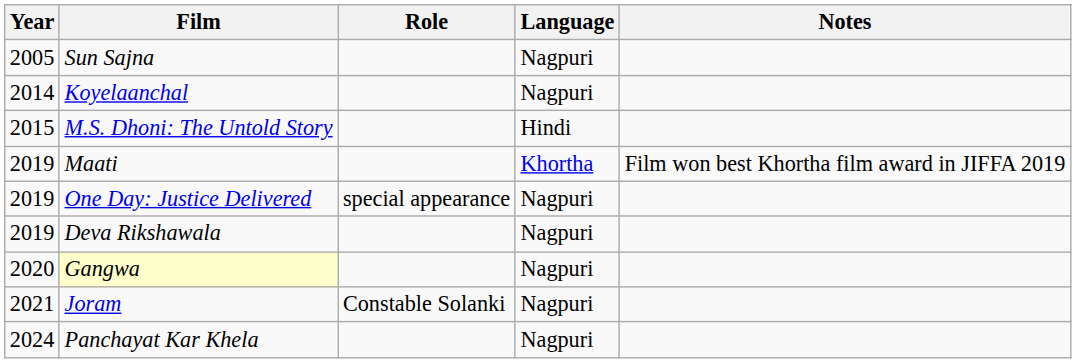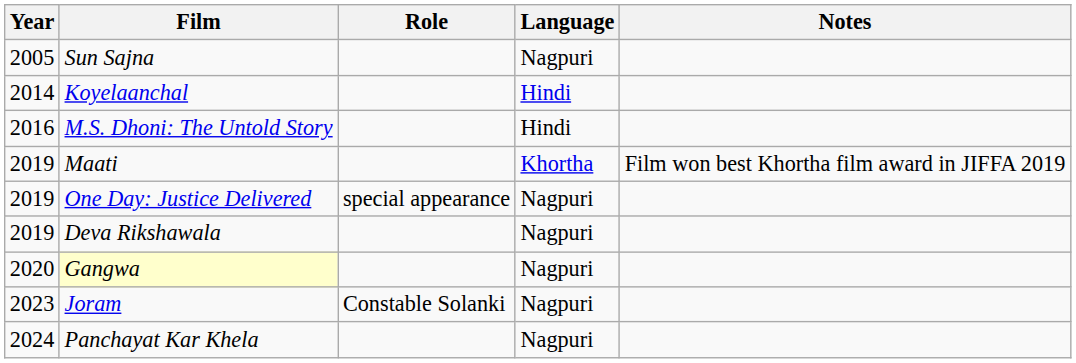(557, 92) Nagpuri -> (546, 92) Hindi
(32, 127) 2015 -> (32, 127) 2016
(32, 304) 2021 -> (32, 304) 2023
